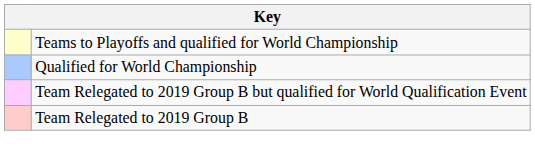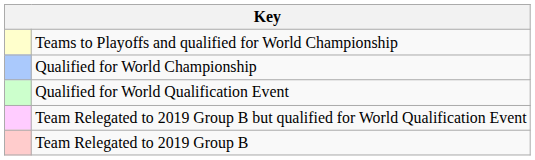+ row: (162, 92)
